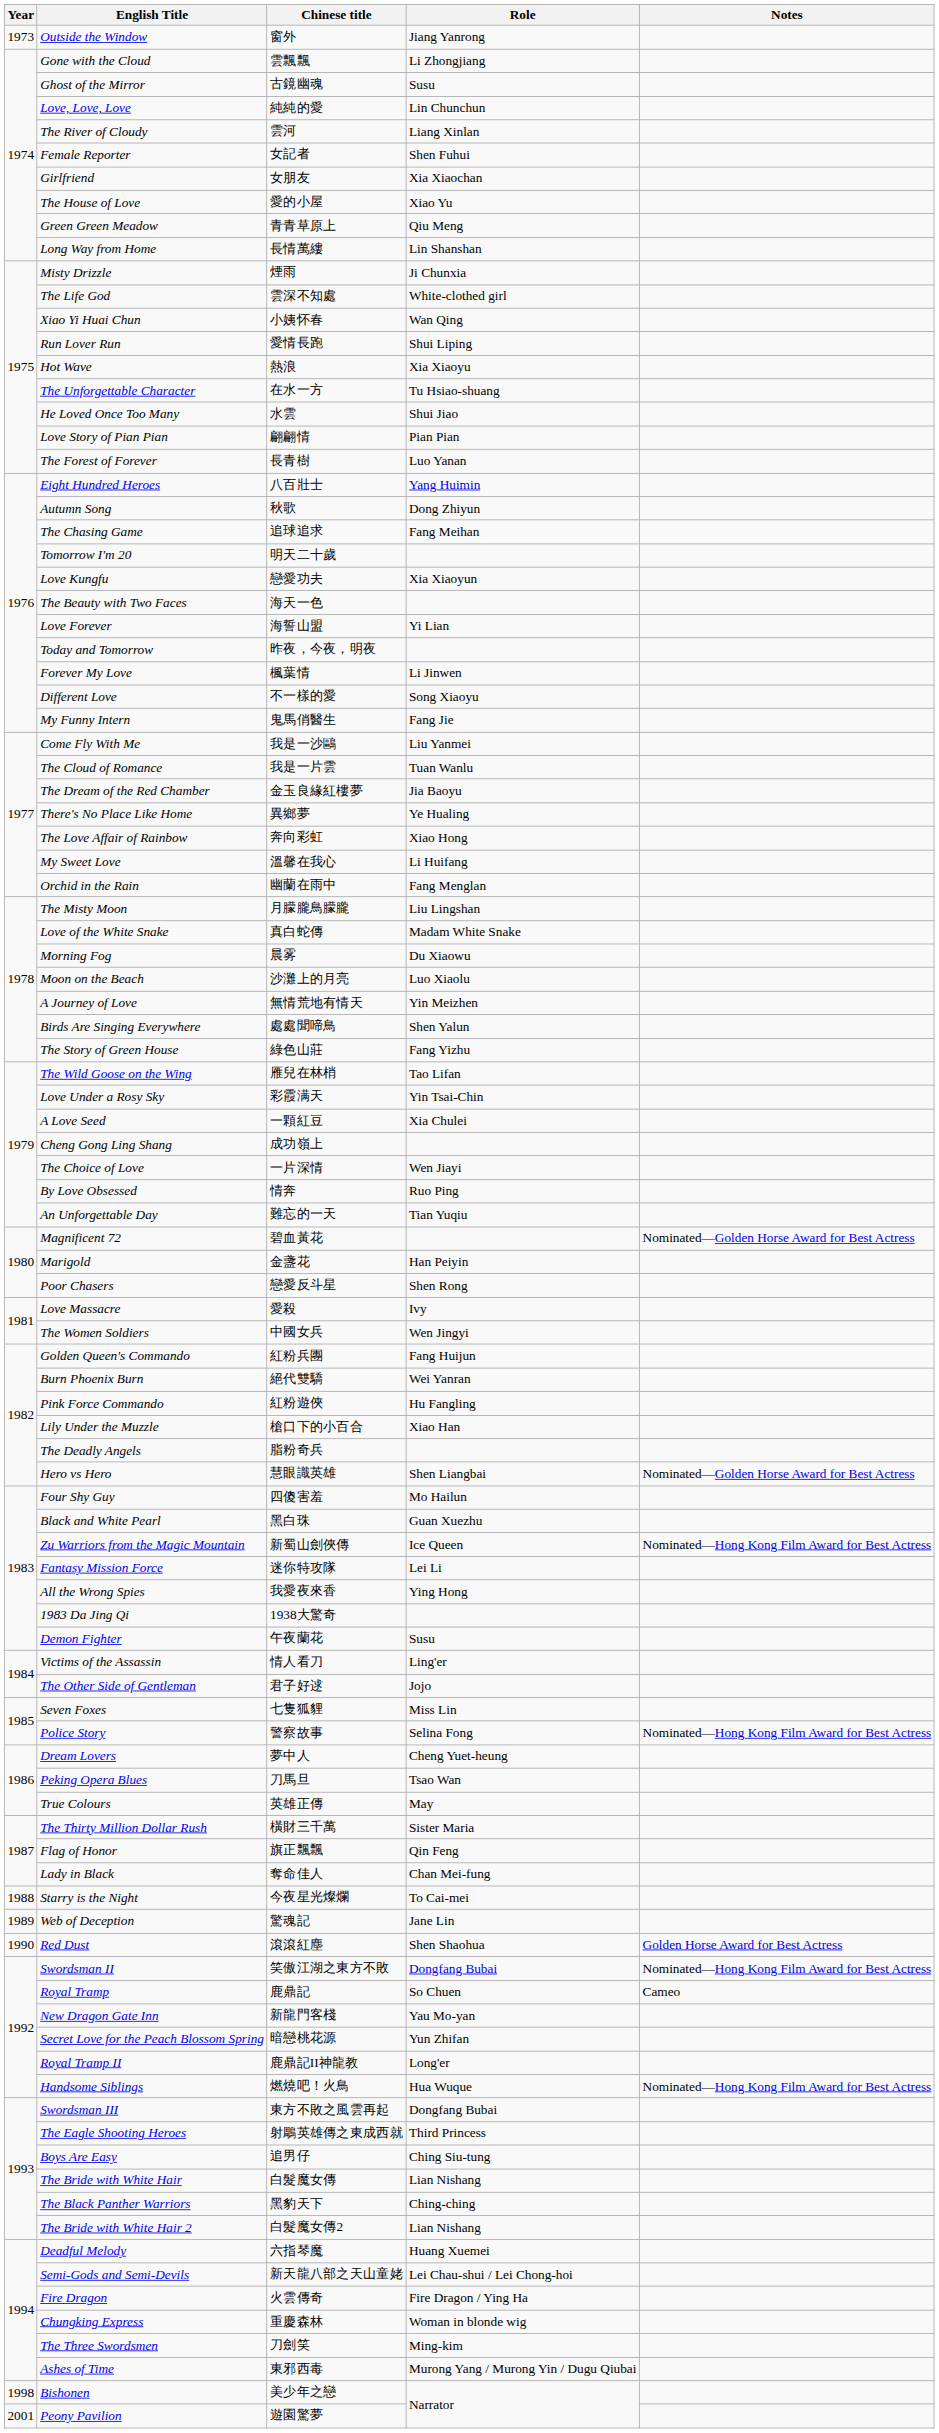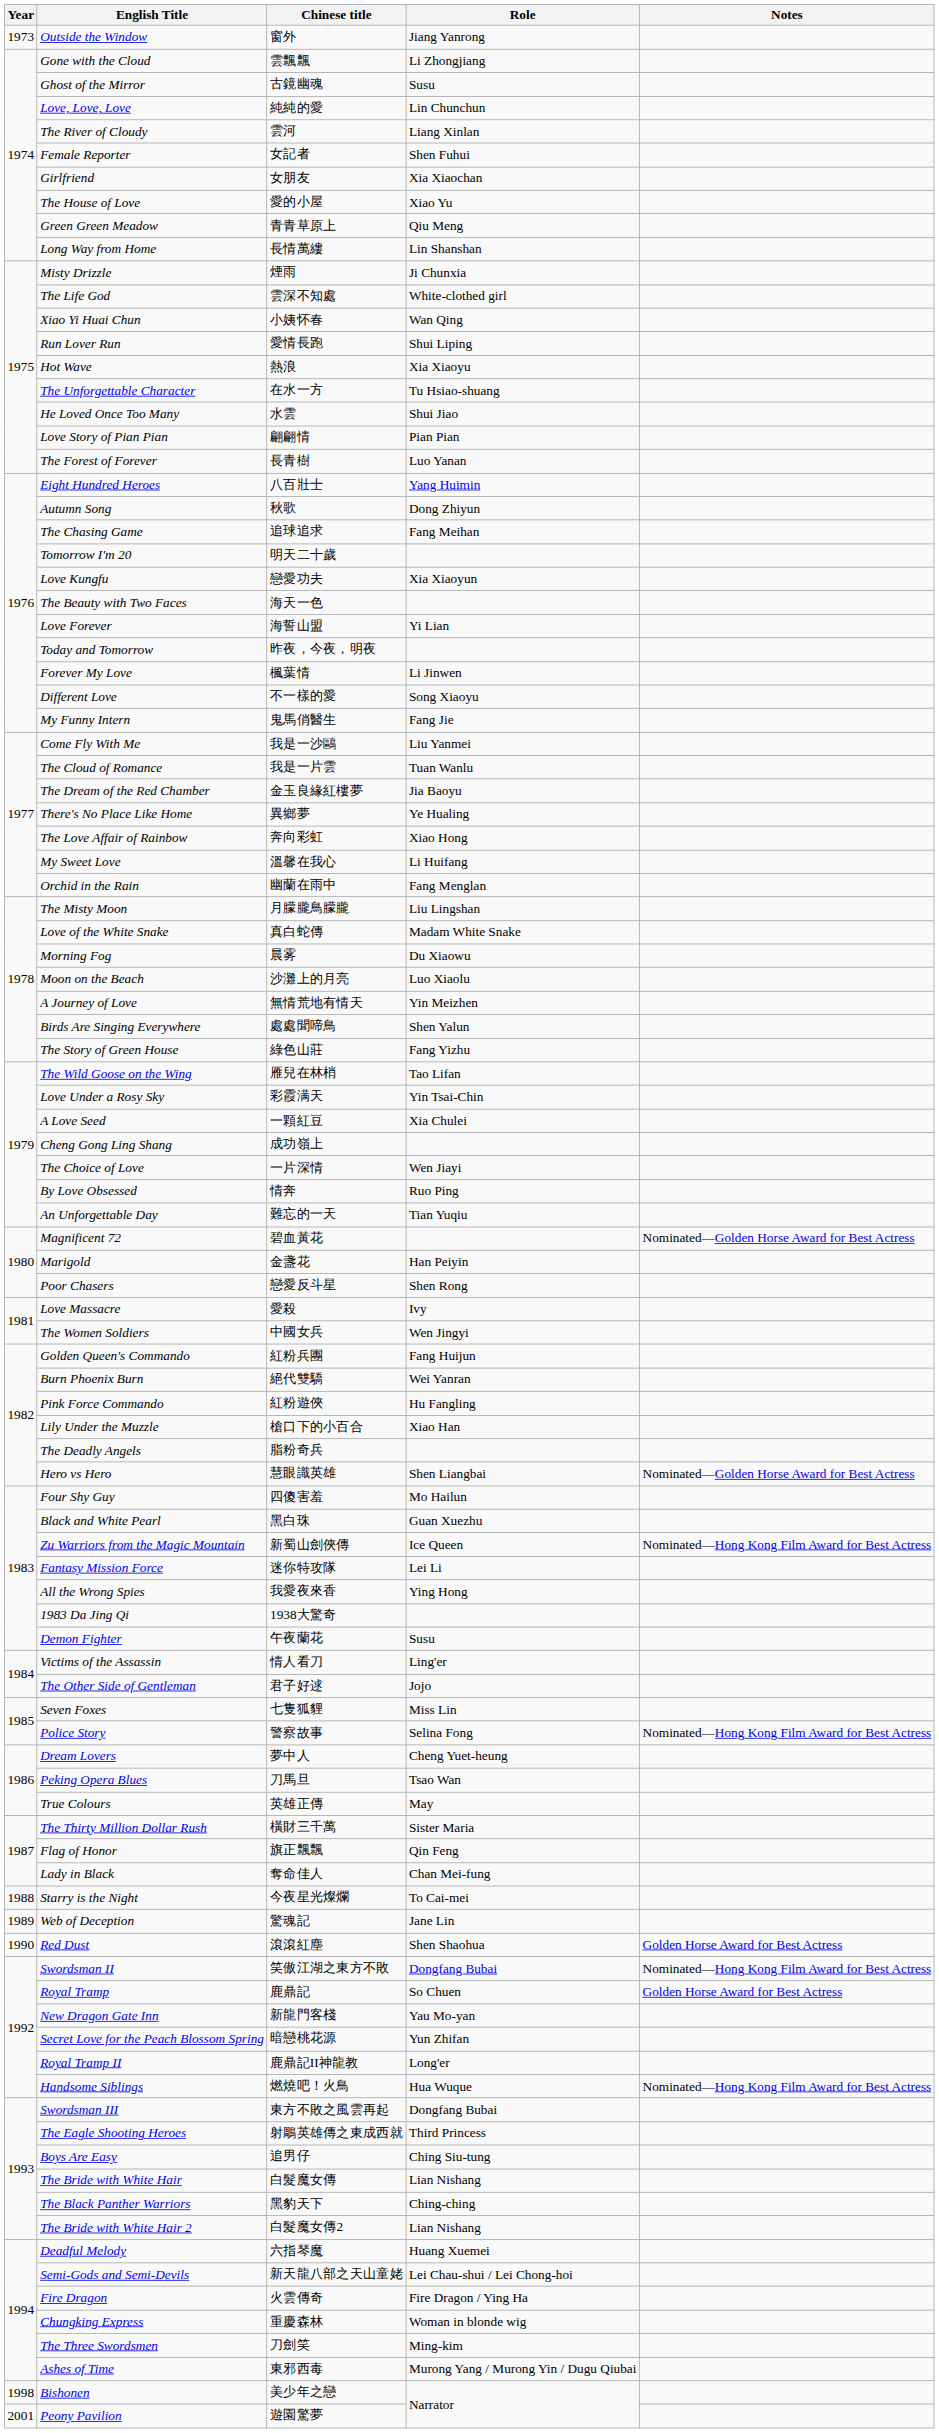(661, 1992) Cameo -> (742, 1992) Golden Horse Award for Best Actress
